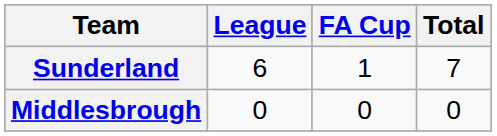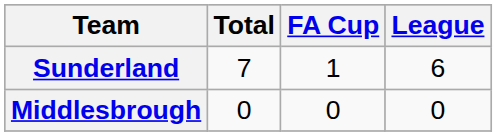columns swapped: (260, 25) <-> (454, 25)
